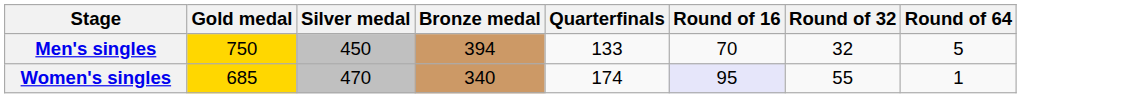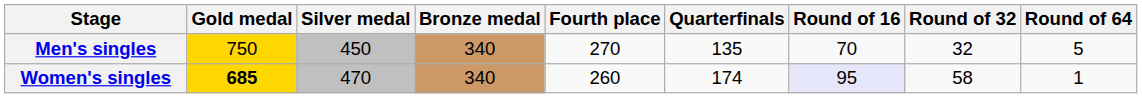+ column: (605, 19)
(480, 48) 394 -> (480, 48) 340
(607, 48) 133 -> (727, 48) 135
(242, 78) normal -> (242, 78) bold
(843, 78) 55 -> (963, 78) 58
